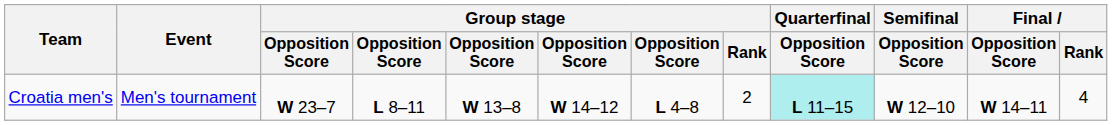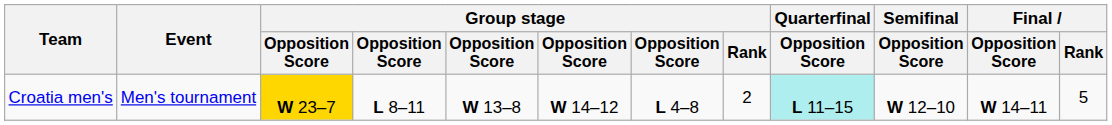(306, 107) no background -> (306, 107) gold background
(1084, 98) 4 -> (1084, 98) 5
